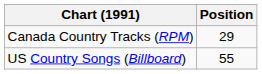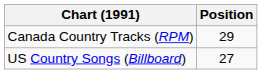(227, 58) 55 -> (227, 58) 27
